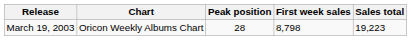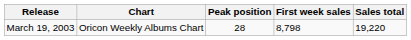(370, 27) 19,223 -> (370, 27) 19,220
